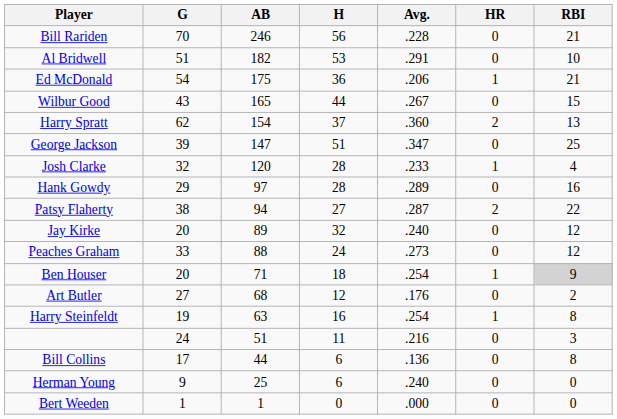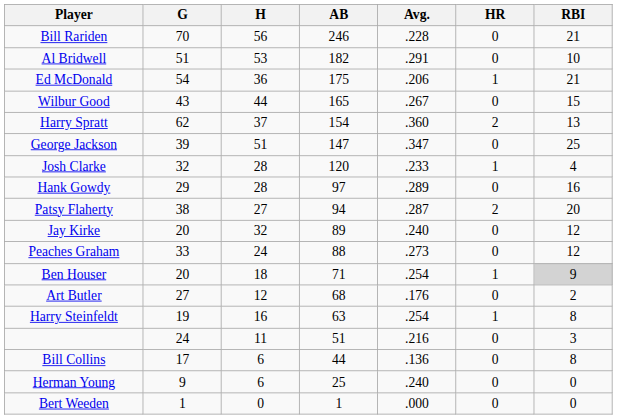columns swapped: (261, 15) <-> (339, 15)
(573, 209) 22 -> (573, 209) 20
